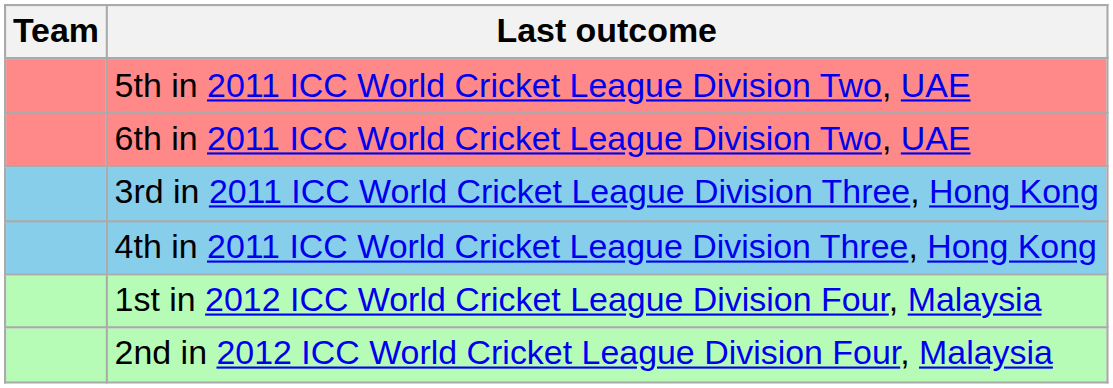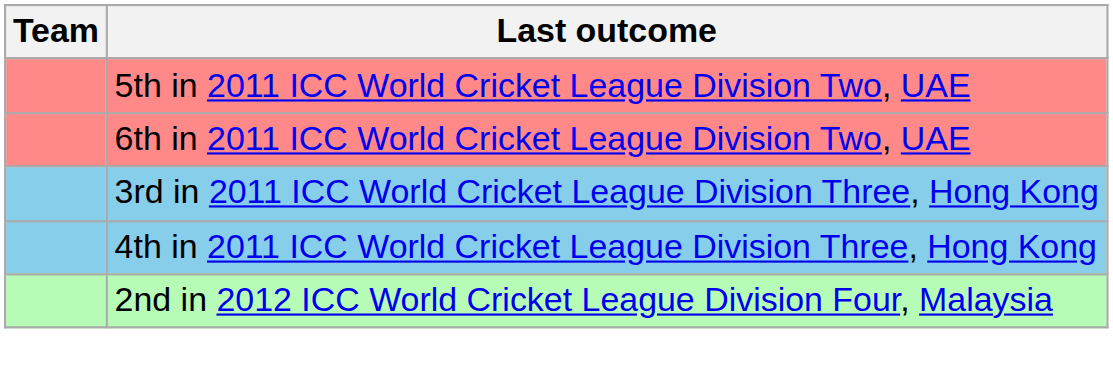- row: (578, 300)
